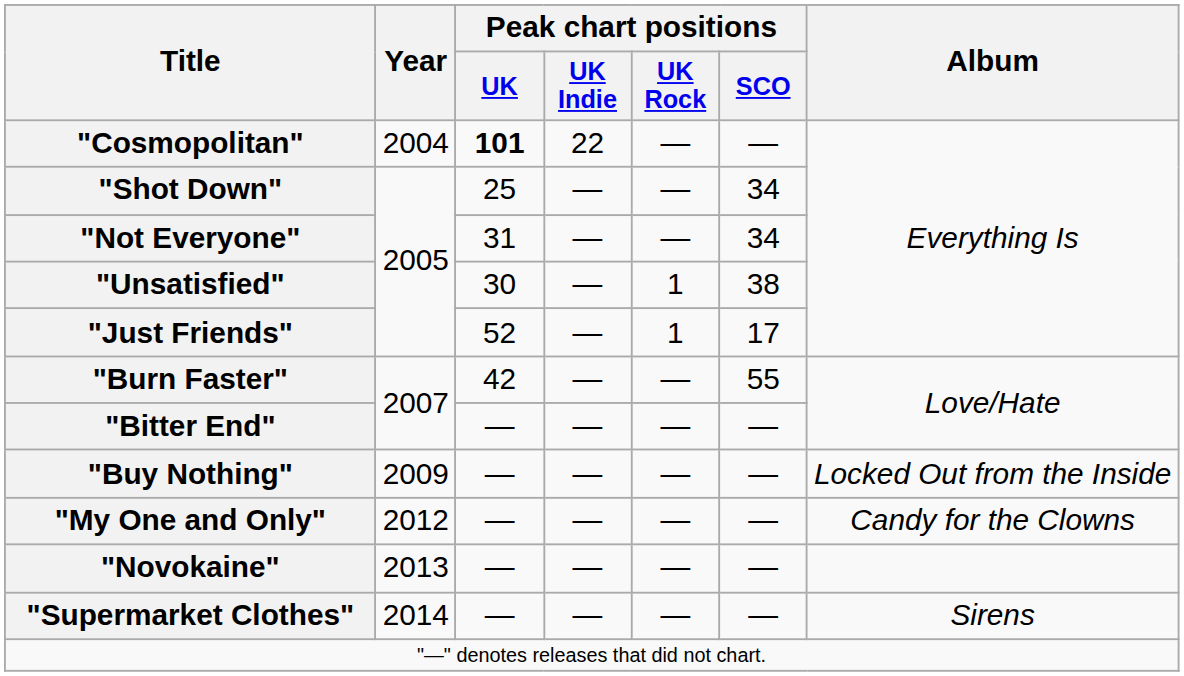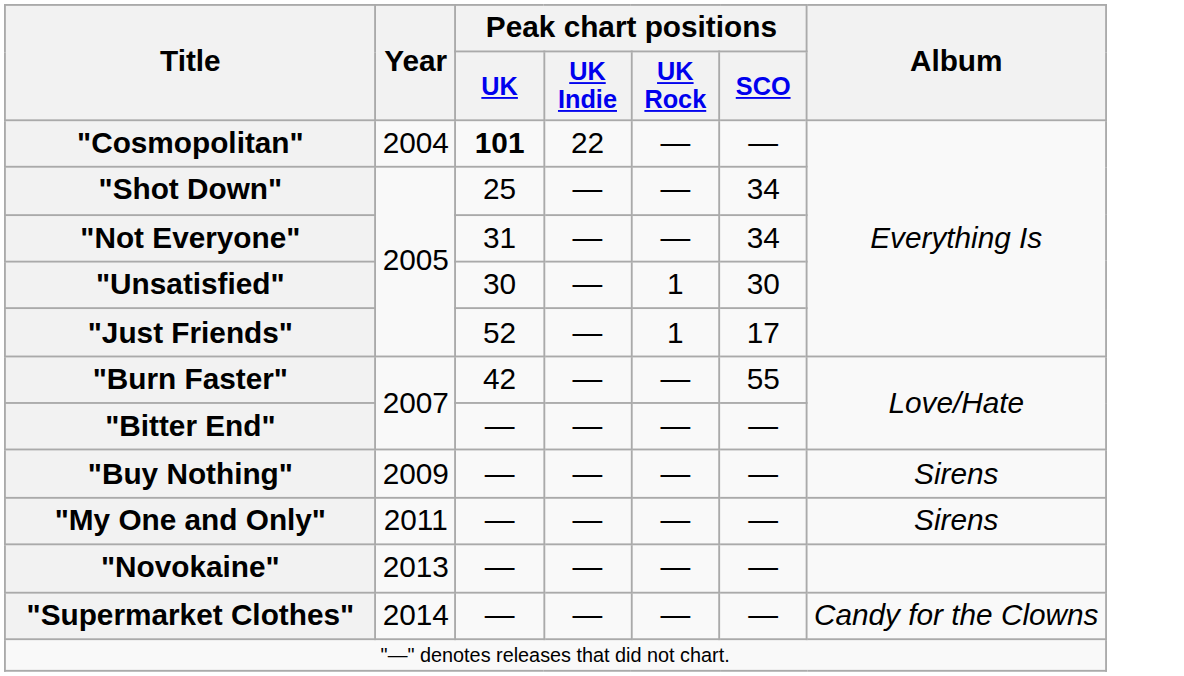(763, 284) 38 -> (763, 284) 30
(993, 473) Locked Out from the Inside -> (956, 473) Sirens
(416, 520) 2012 -> (416, 520) 2011
(993, 520) Candy for the Clowns -> (956, 520) Sirens
(993, 615) Sirens -> (956, 615) Candy for the Clowns
